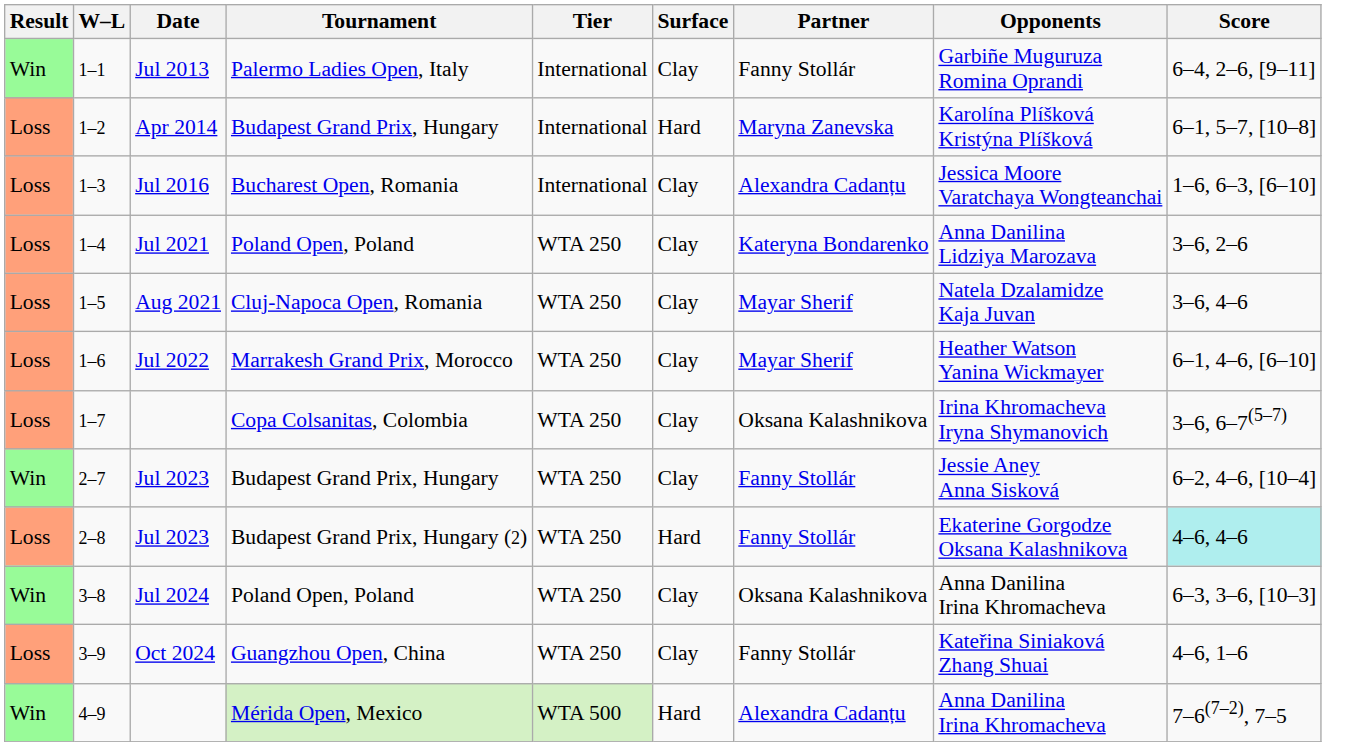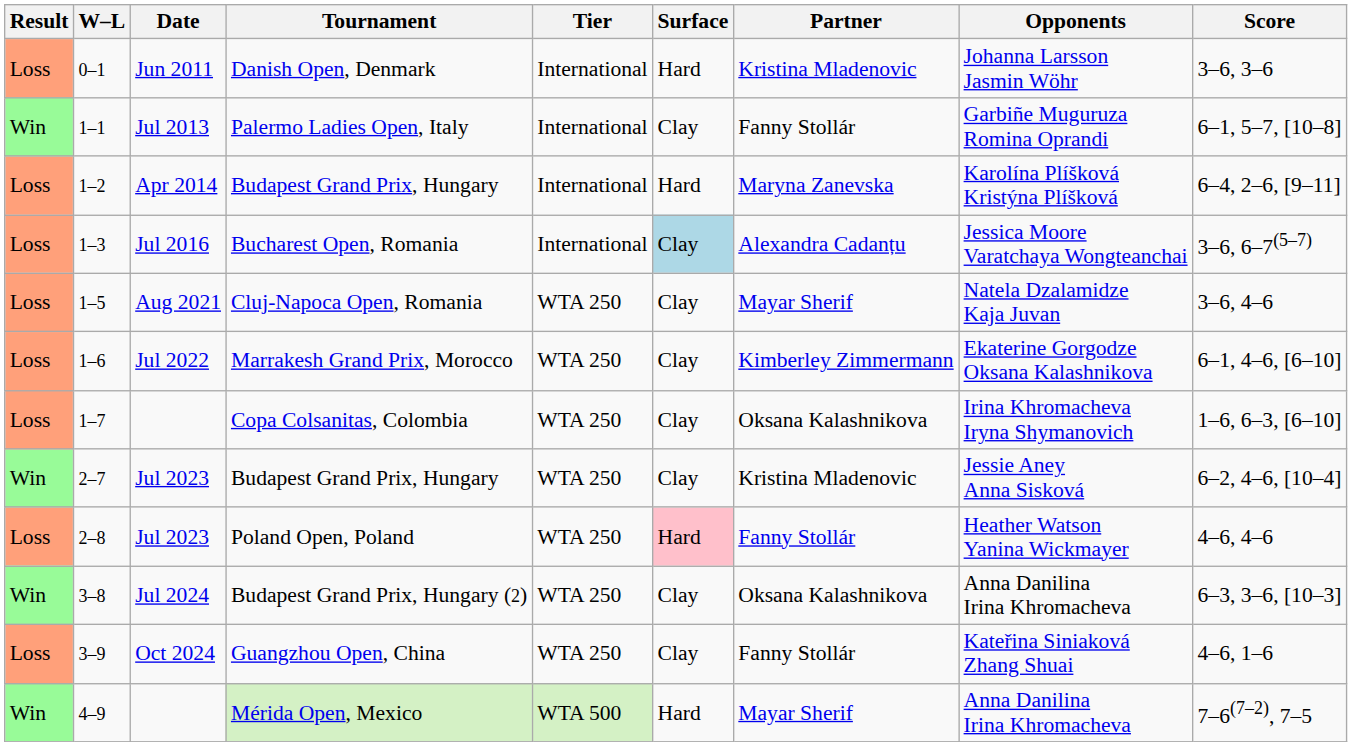+ row: (92, 69)
(1244, 68) 6–4, 2–6, [9–11] -> (1270, 126) 6–1, 5–7, [10–8]
(1244, 126) 6–1, 5–7, [10–8] -> (1269, 185) 6–4, 2–6, [9–11]
(678, 185) no background -> (678, 243) lightblue background
(1244, 185) 1–6, 6–3, [6–10] -> (1255, 243) 3–6, 6–7(5–7)
- row: (92, 245)
(796, 360) Mayar Sherif -> (846, 360) Kimberley Zimmermann
(1021, 360) Heather Watson Yanina Wickmayer -> (1058, 360) Ekaterine Gorgodze Oksana Kalashnikova
(1230, 419) 3–6, 6–7(5–7) -> (1270, 419) 1–6, 6–3, [6–10]
(797, 477) Fanny Stollár -> (827, 477) Kristina Mladenovic
(379, 536) Budapest Grand Prix, Hungary (2) -> (322, 536) Poland Open, Poland
(679, 536) no background -> (679, 536) pink background
(1033, 536) Ekaterine Gorgodze Oksana Kalashnikova -> (1046, 536) Heather Watson Yanina Wickmayer
(1210, 536) paleturquoise background -> (1235, 536) no background
(322, 595) Poland Open, Poland -> (379, 595) Budapest Grand Prix, Hungary (2)
(822, 712) Alexandra Cadanțu -> (796, 712) Mayar Sherif
